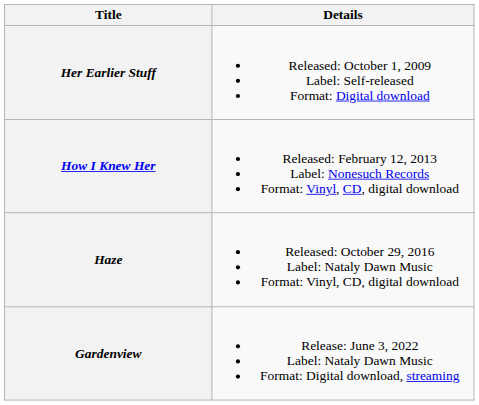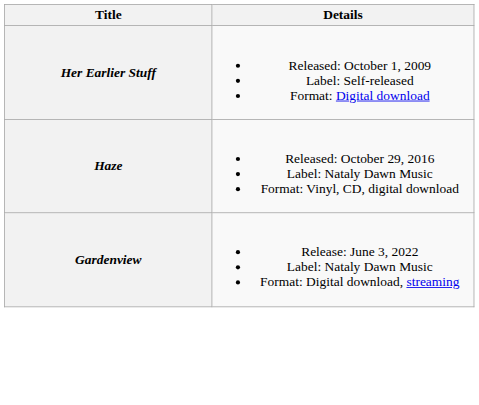- row: (108, 166)
